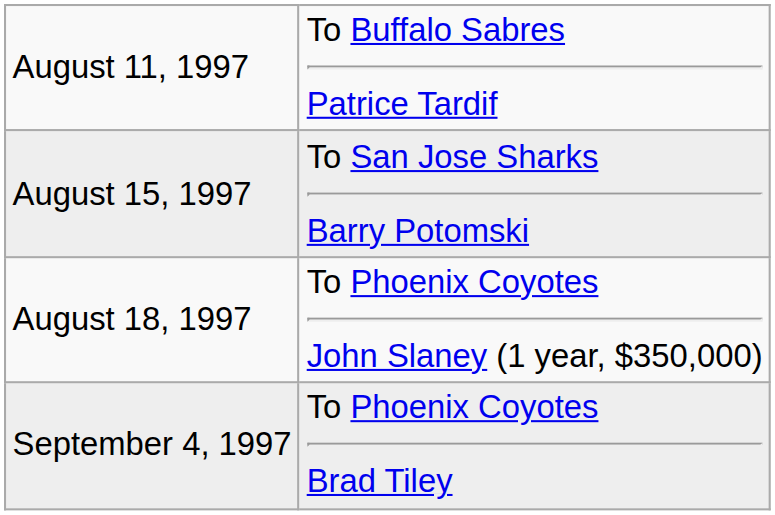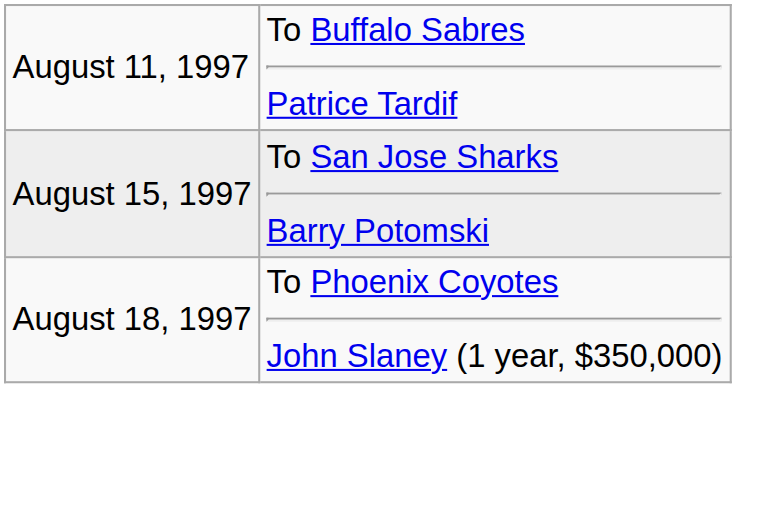- row: (152, 444)
